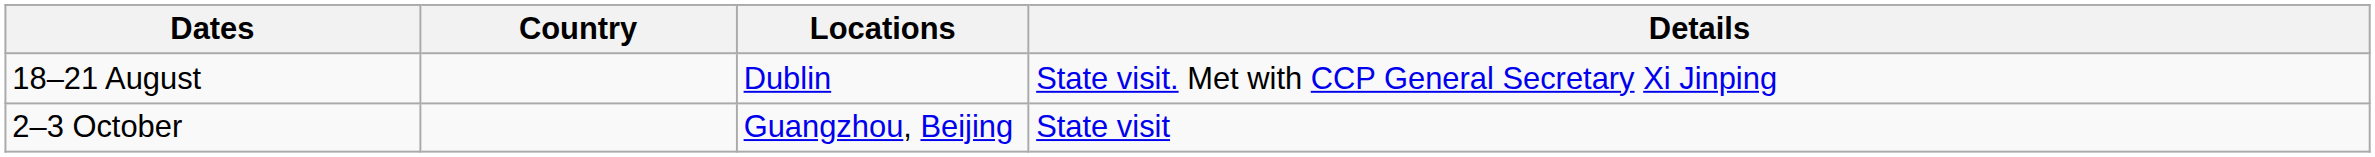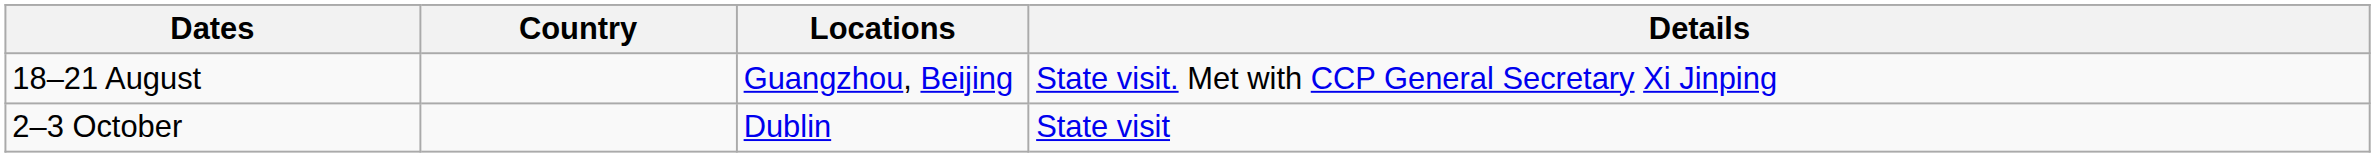(787, 77) Dublin -> (878, 77) Guangzhou, Beijing
(878, 126) Guangzhou, Beijing -> (787, 126) Dublin
